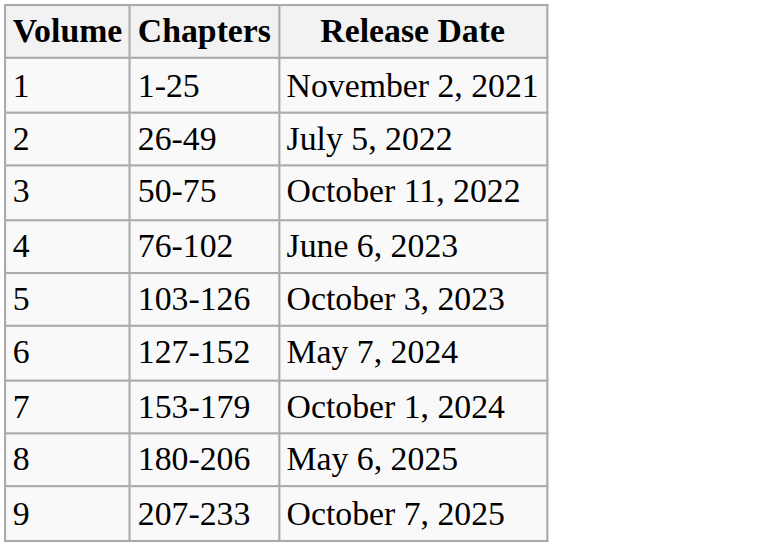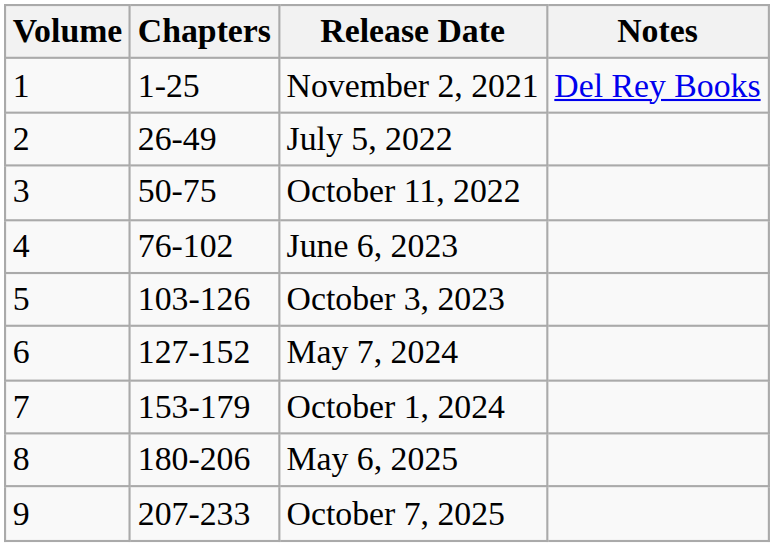+ column: (657, 31)
